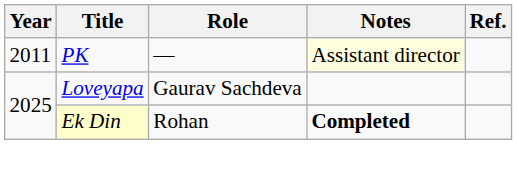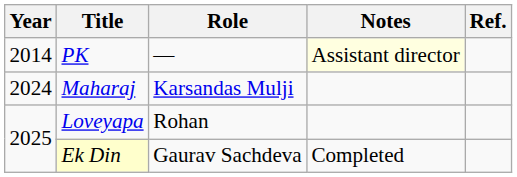(30, 54) 2011 -> (31, 54) 2014
+ row: (98, 88)
(228, 88) Gaurav Sachdeva -> (181, 121) Rohan
(181, 121) Rohan -> (228, 155) Gaurav Sachdeva
(361, 121) bold -> (358, 155) normal
